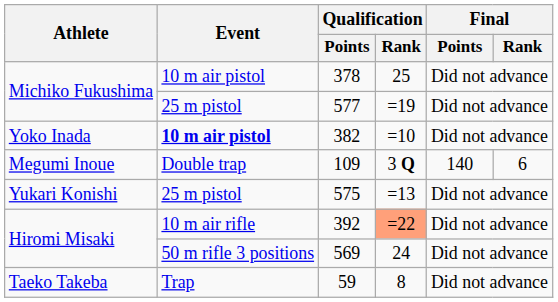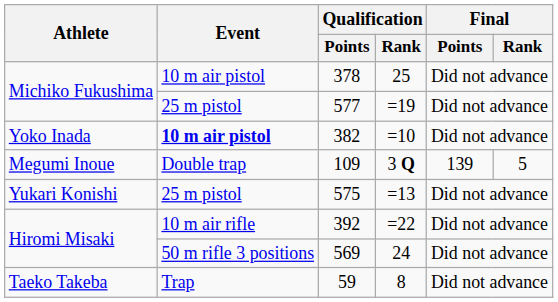(460, 165) 140 -> (460, 165) 139
(523, 165) 6 -> (523, 165) 5
(401, 224) lightsalmon background -> (401, 224) no background
